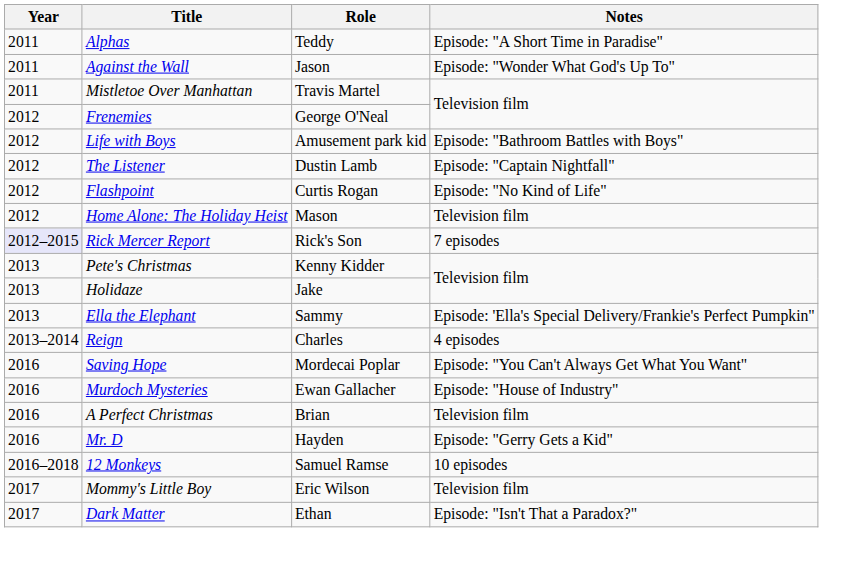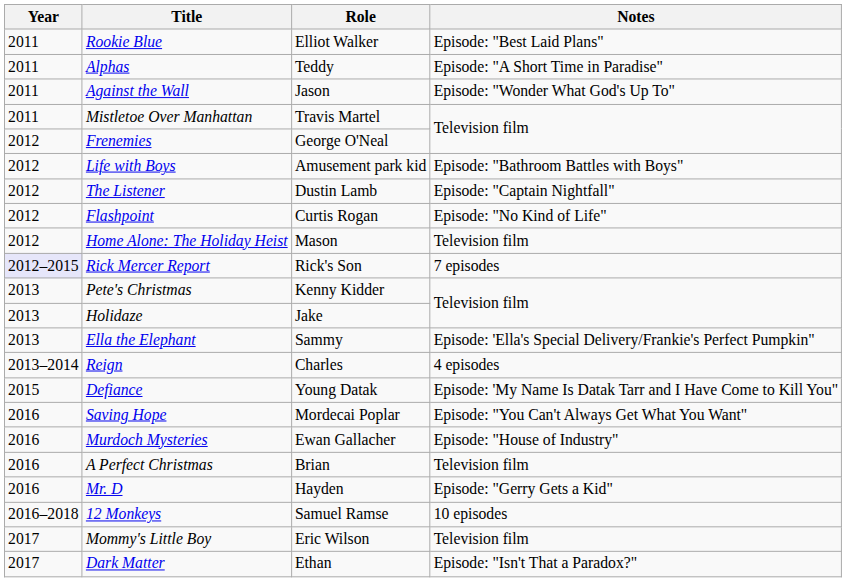+ row: (124, 41)
+ row: (114, 389)
